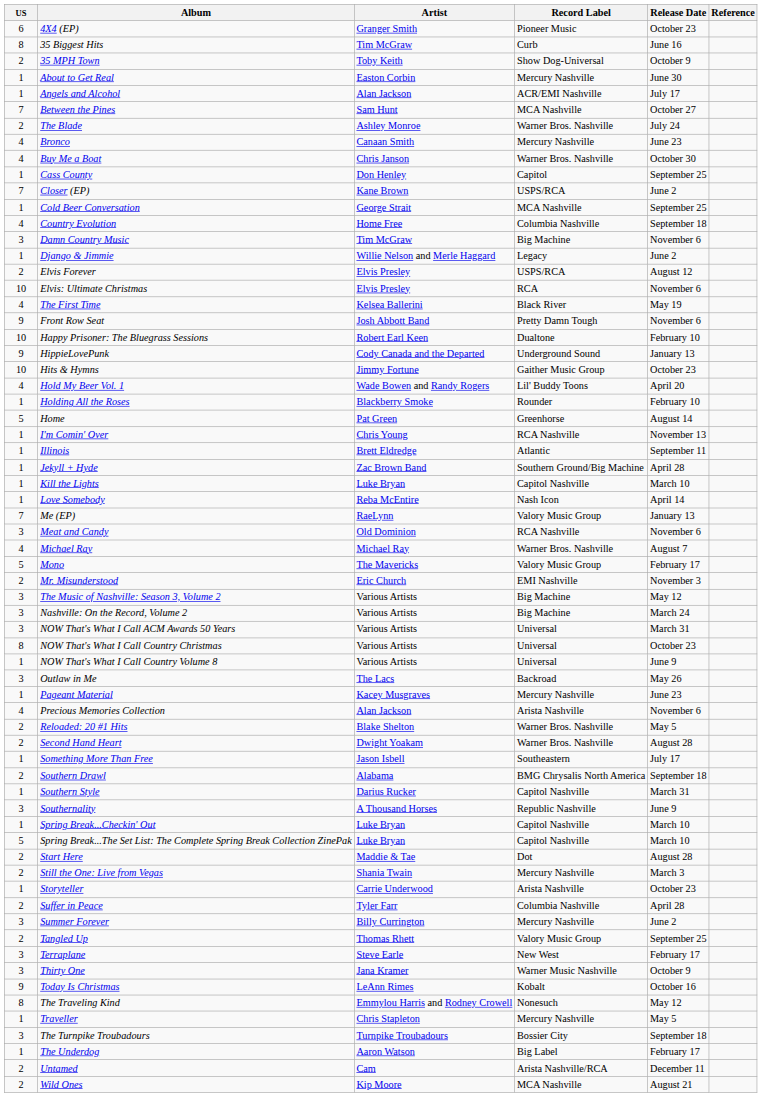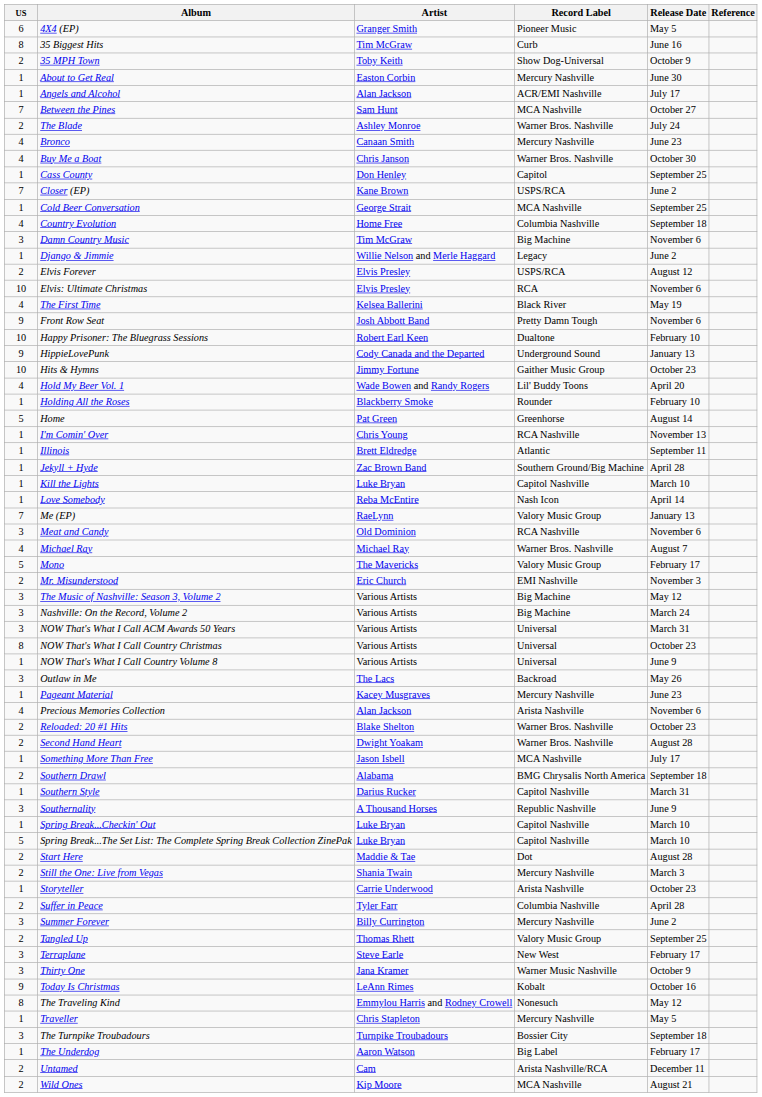(673, 28) October 23 -> (663, 28) May 5
(663, 727) May 5 -> (673, 727) October 23
(543, 759) Southeastern -> (549, 759) MCA Nashville
